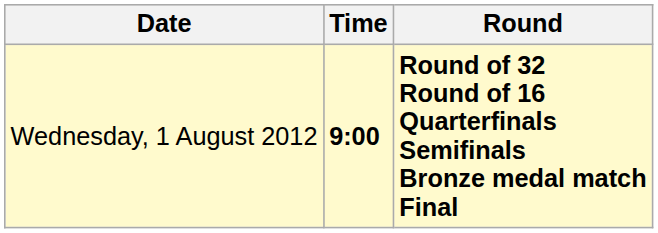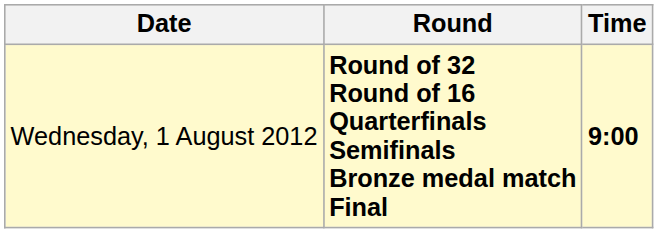columns swapped: (358, 24) <-> (523, 24)
